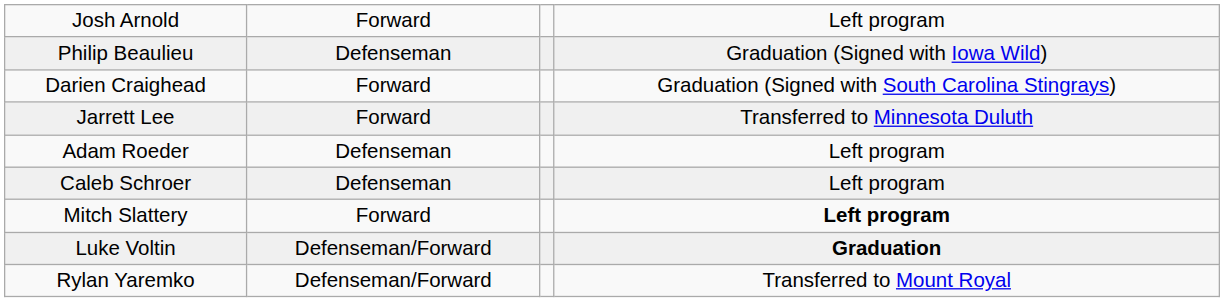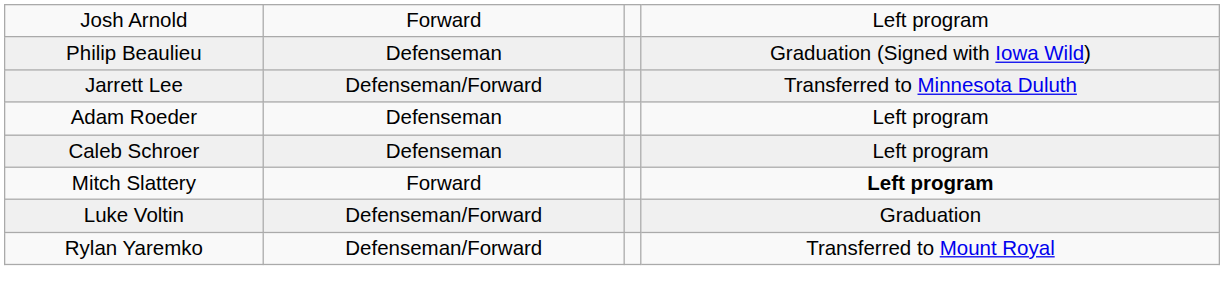- row: (126, 85)
(393, 118) Forward -> (444, 85) Defenseman/Forward
(887, 248) bold -> (930, 215) normal
